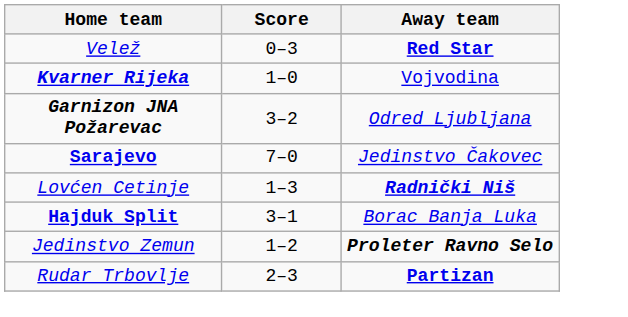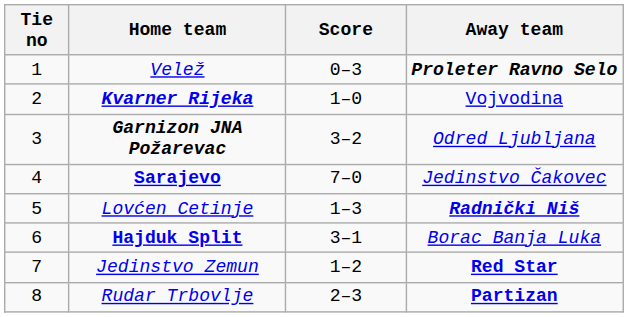+ column: (37, 30)
(450, 49) Red Star -> (514, 70) Proleter Ravno Selo
(450, 246) Proleter Ravno Selo -> (514, 267) Red Star
